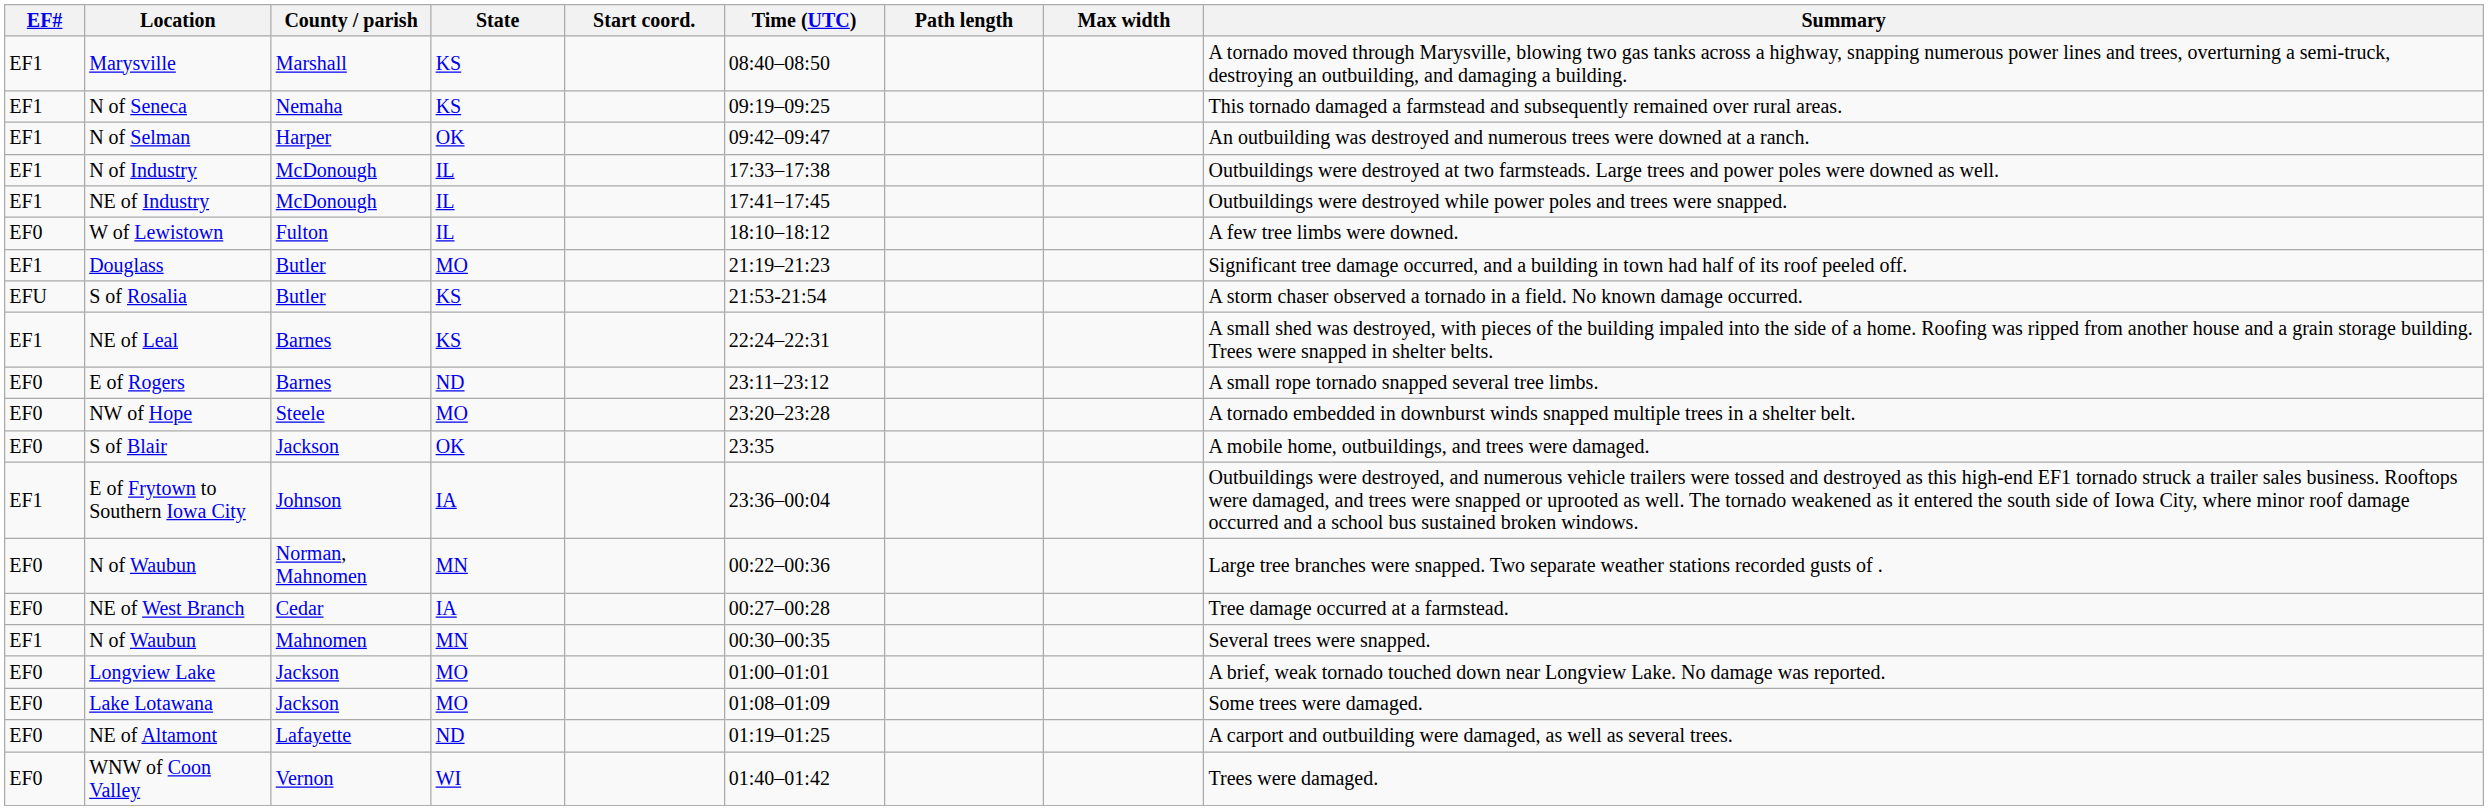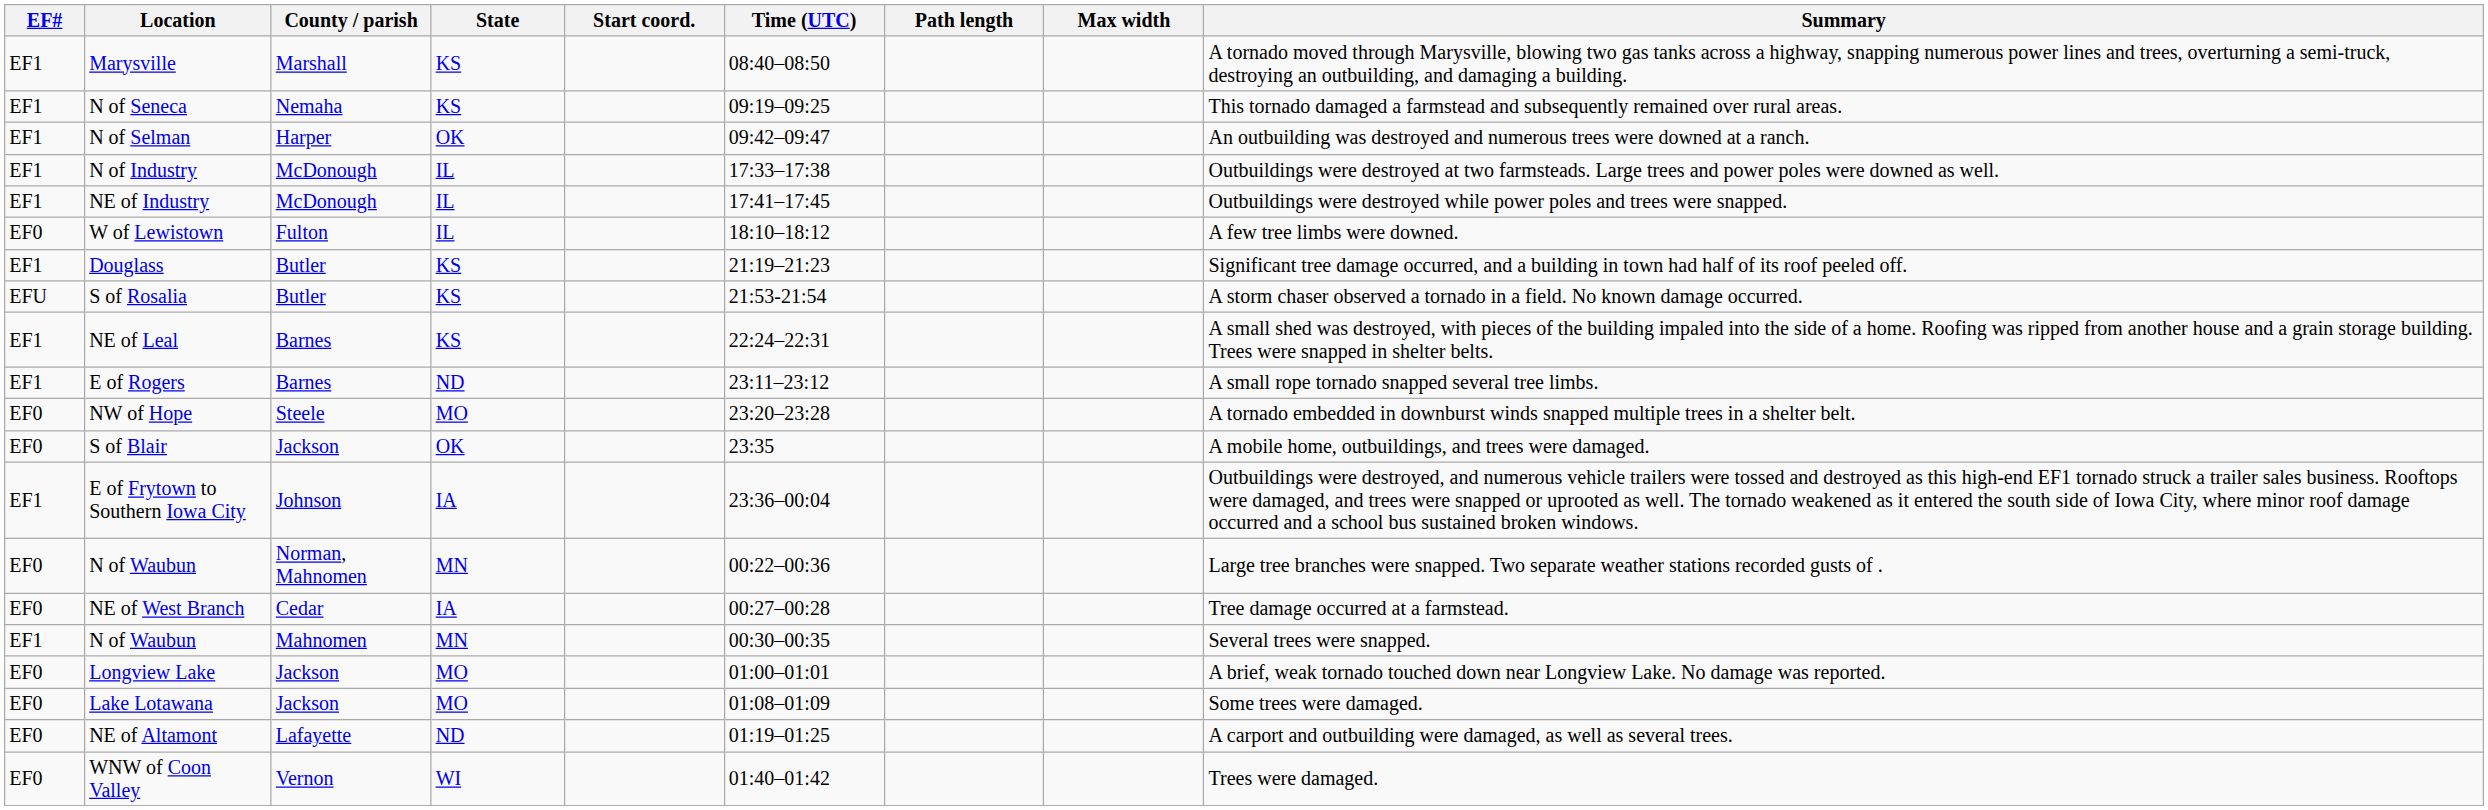(452, 264) MO -> (448, 264) KS
(26, 382) EF0 -> (26, 382) EF1
